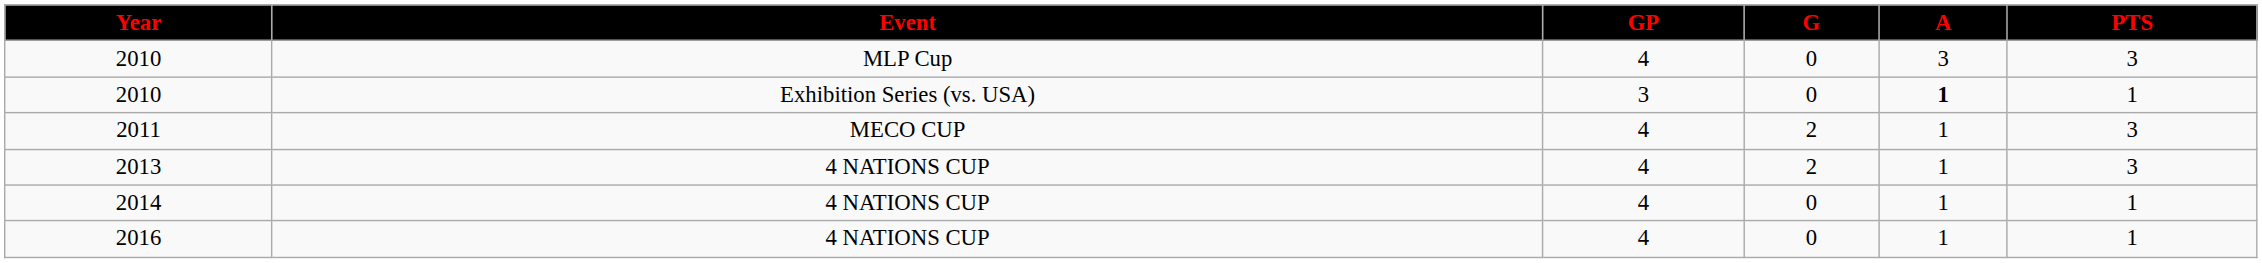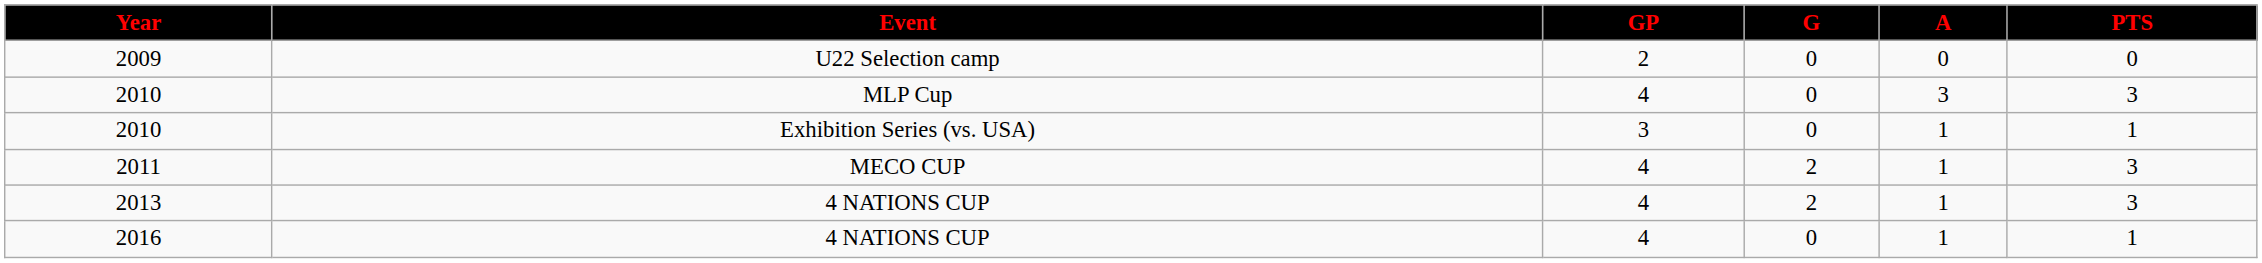+ row: (139, 58)
(1943, 94) bold -> (1943, 130) normal
- row: (139, 202)
